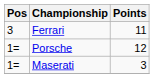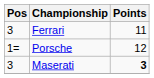(13, 65) 1= -> (10, 65) 3
(143, 65) normal -> (143, 65) bold
